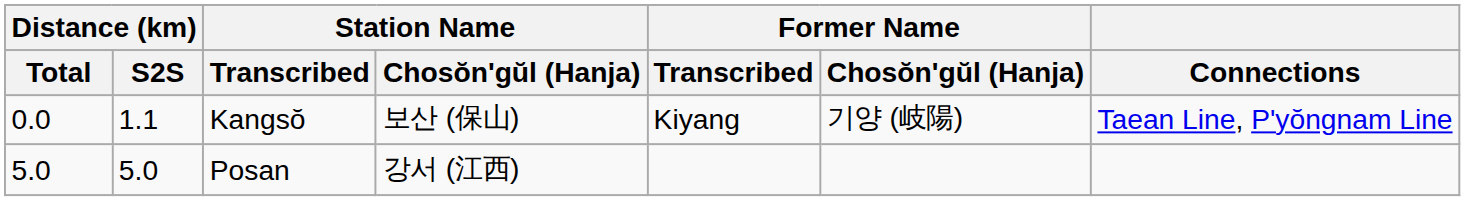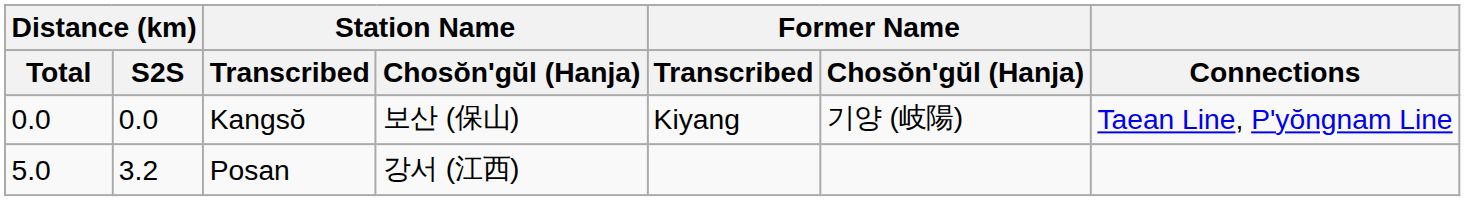(138, 120) 1.1 -> (138, 120) 0.0
(138, 170) 5.0 -> (138, 170) 3.2
